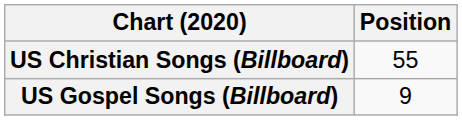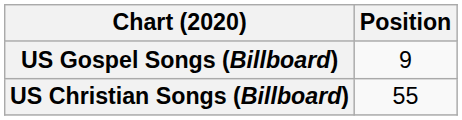rows swapped: (180, 59) <-> (180, 96)
